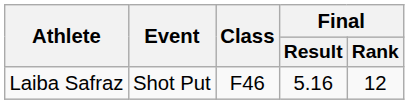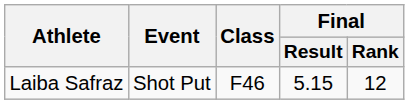(313, 83) 5.16 -> (313, 83) 5.15
